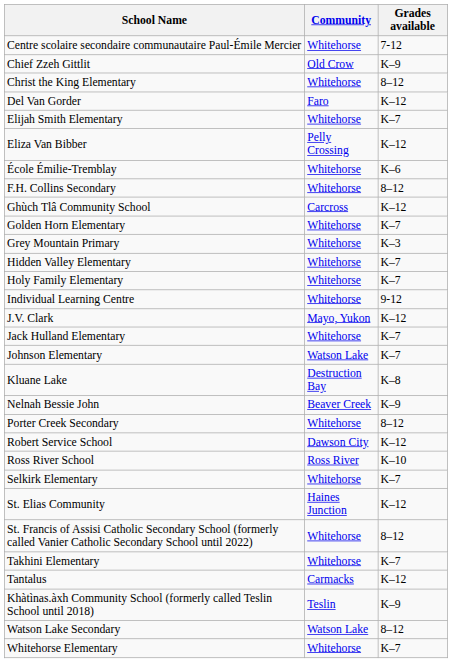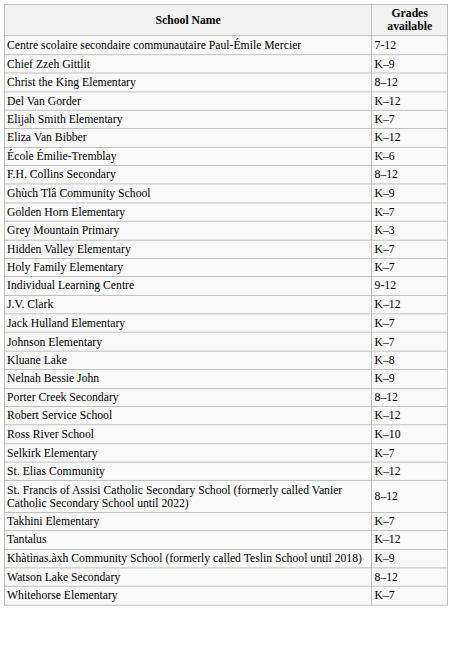- column: (341, 20)
(393, 206) K–12 -> (385, 193) K–9
